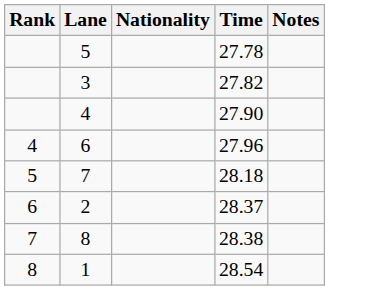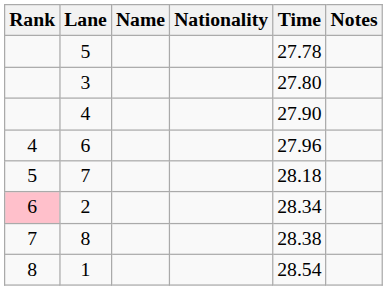+ column: (140, 20)
(241, 82) 27.82 -> (299, 82) 27.80
(32, 207) no background -> (32, 207) pink background
(241, 207) 28.37 -> (299, 207) 28.34
